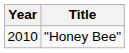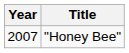(23, 36) 2010 -> (23, 36) 2007
